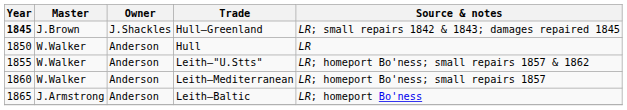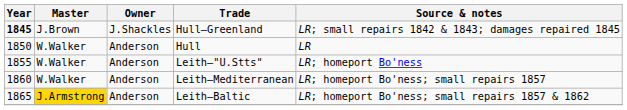(444, 63) LR; homeport Bo'ness; small repairs 1857 & 1862 -> (360, 63) LR; homeport Bo'ness
(70, 96) no background -> (70, 96) gold background
(360, 96) LR; homeport Bo'ness -> (444, 96) LR; homeport Bo'ness; small repairs 1857 & 1862
